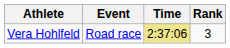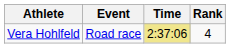(208, 33) 3 -> (208, 33) 4
